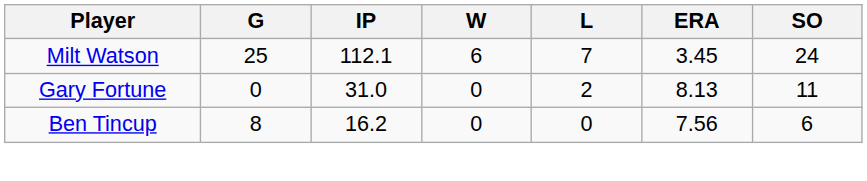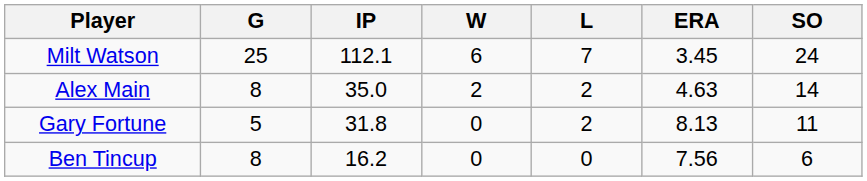+ row: (103, 90)
(256, 90) 0 -> (256, 124) 5
(366, 90) 31.0 -> (366, 124) 31.8
